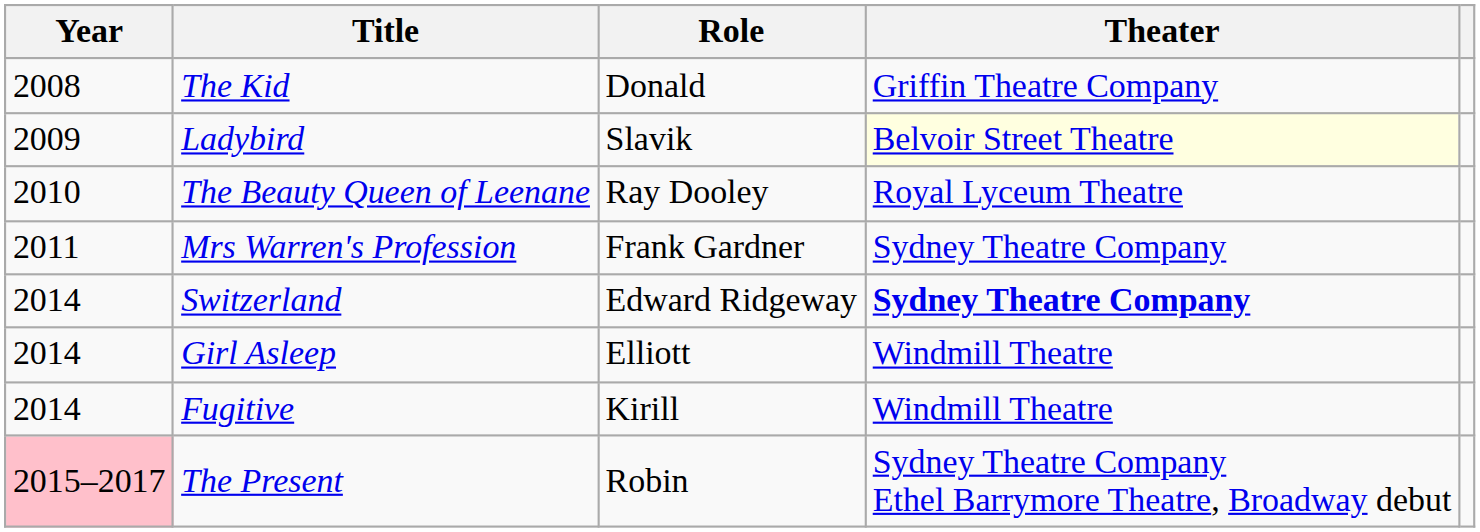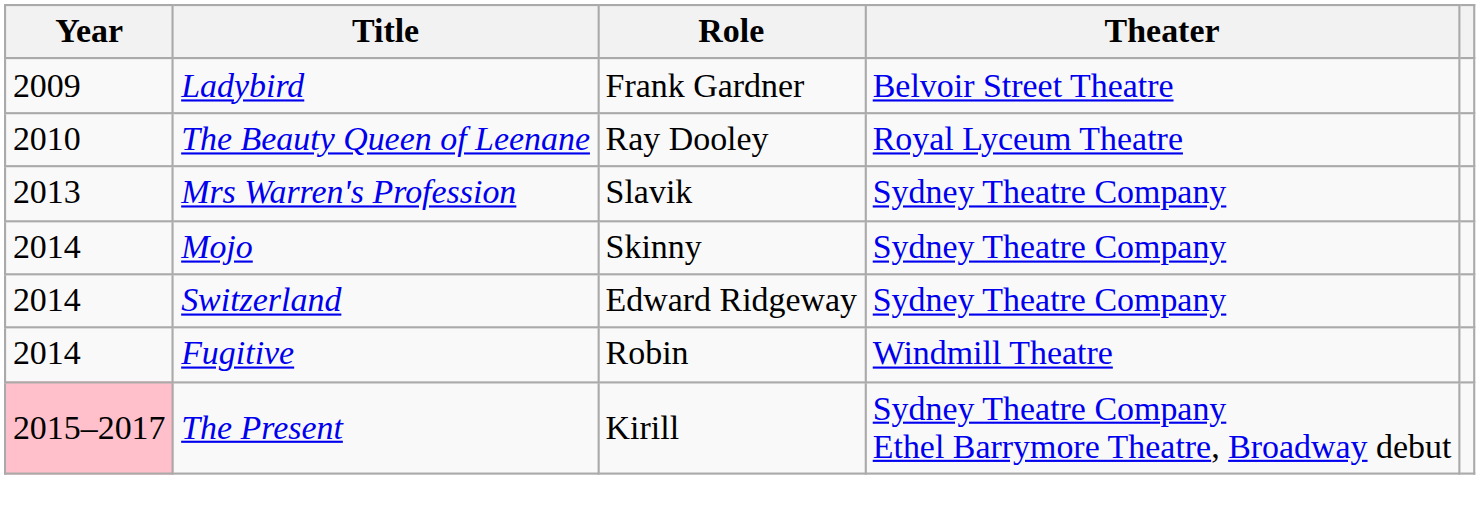- row: (235, 85)
(649, 138) Slavik -> (705, 85) Frank Gardner
(1023, 138) lightyellow background -> (1023, 85) no background
(46, 246) 2011 -> (47, 192) 2013
(705, 246) Frank Gardner -> (649, 192) Slavik
+ row: (217, 246)
(1062, 300) bold -> (1050, 300) normal
- row: (259, 354)
(642, 407) Kirill -> (647, 354) Robin
(647, 480) Robin -> (642, 427) Kirill
